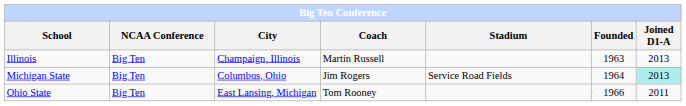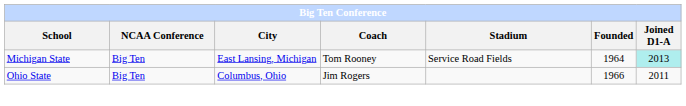- row: (21, 58)
(252, 75) Columbus, Ohio -> (267, 58) East Lansing, Michigan
(346, 75) Jim Rogers -> (350, 58) Tom Rooney
(267, 92) East Lansing, Michigan -> (252, 75) Columbus, Ohio
(350, 92) Tom Rooney -> (346, 75) Jim Rogers
